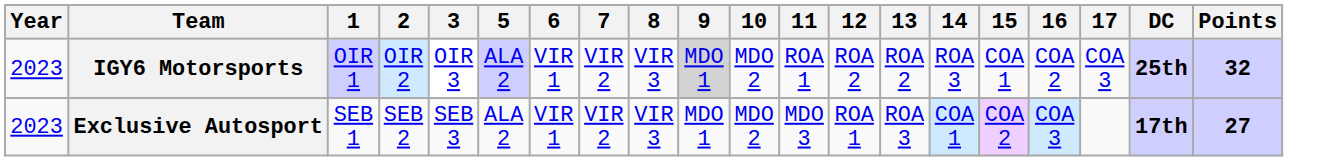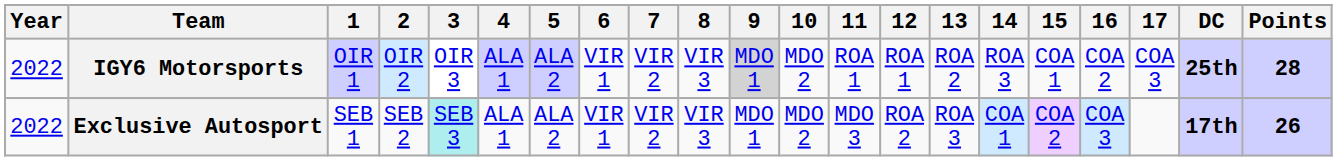+ column: (504, 22)
(37, 69) 2023 -> (37, 69) 2022
(854, 69) ROA 2 -> (904, 69) ROA 1
(1238, 69) 32 -> (1288, 69) 28
(37, 127) 2023 -> (37, 127) 2022
(454, 127) no background -> (454, 127) paleturquoise background
(854, 127) ROA 1 -> (904, 127) ROA 2
(1238, 127) 27 -> (1288, 127) 26
